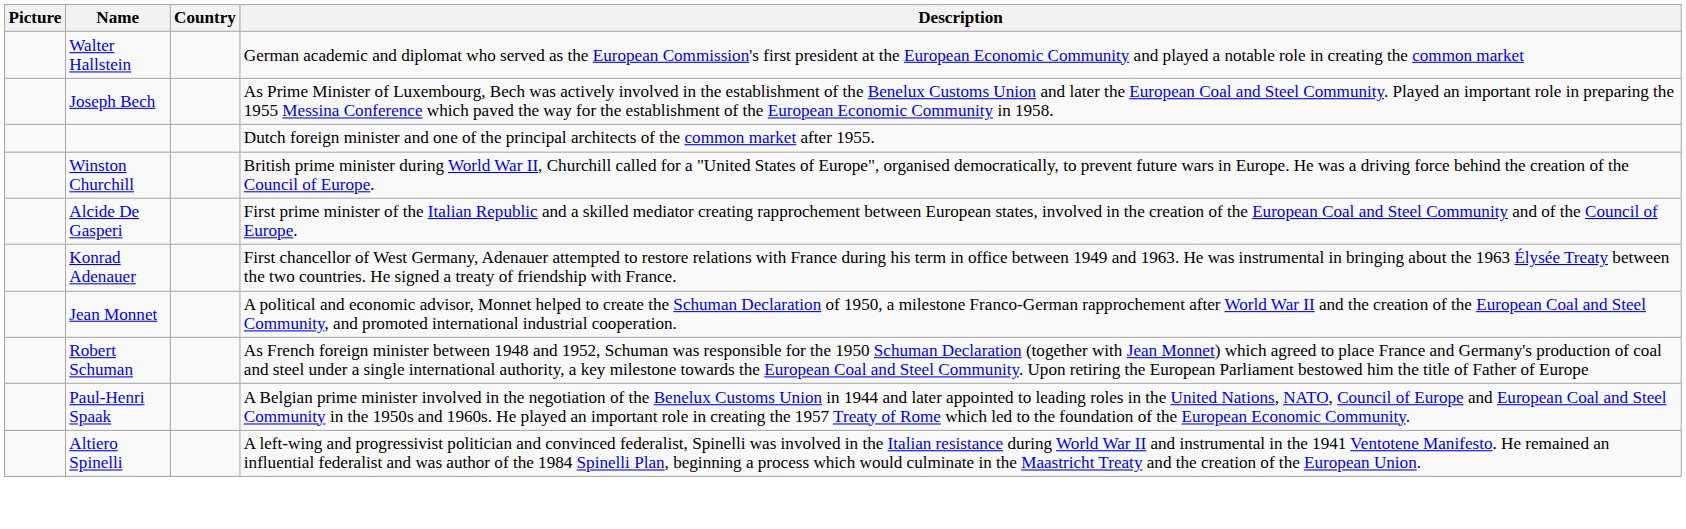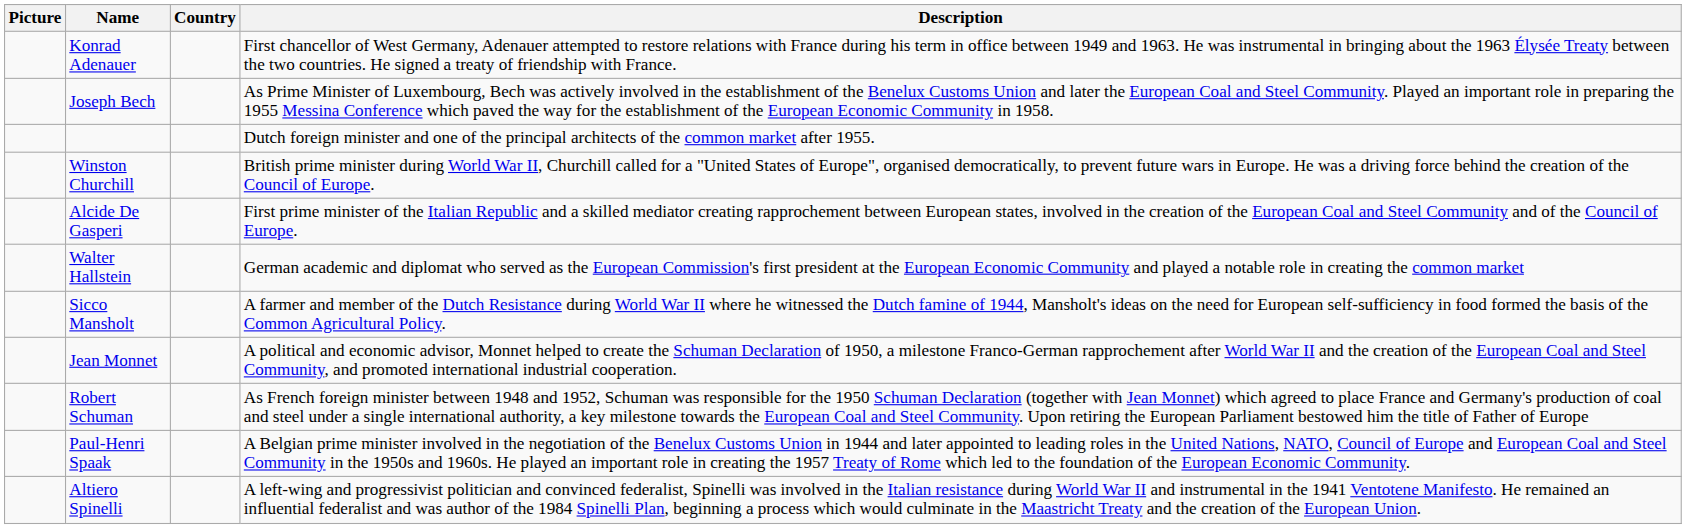rows swapped: (103, 267) <-> (100, 54)
+ row: (102, 314)
